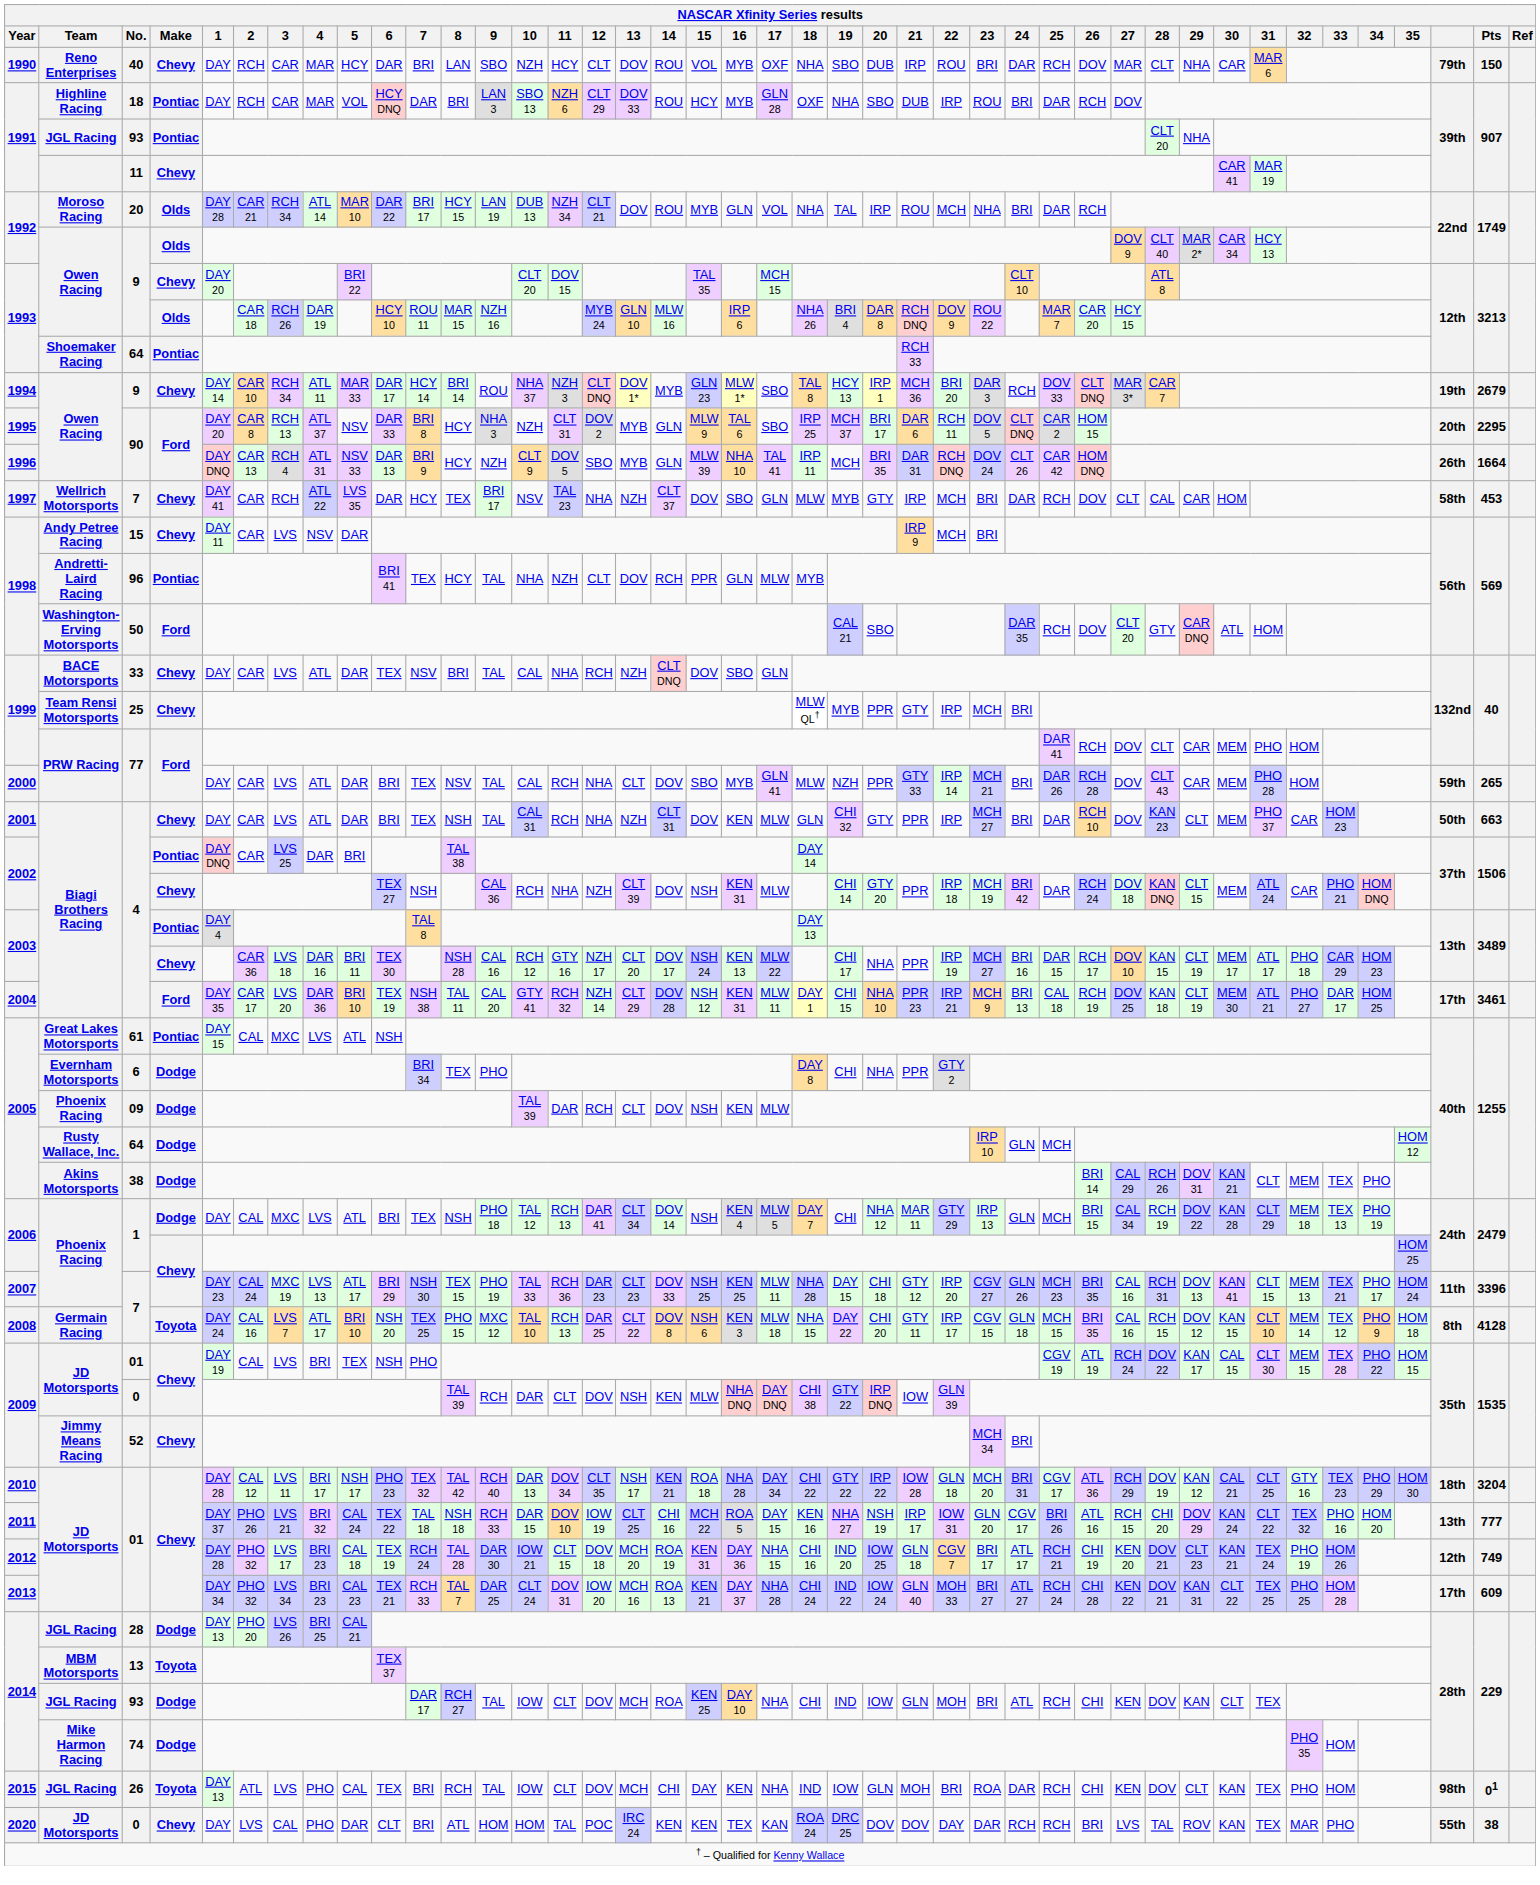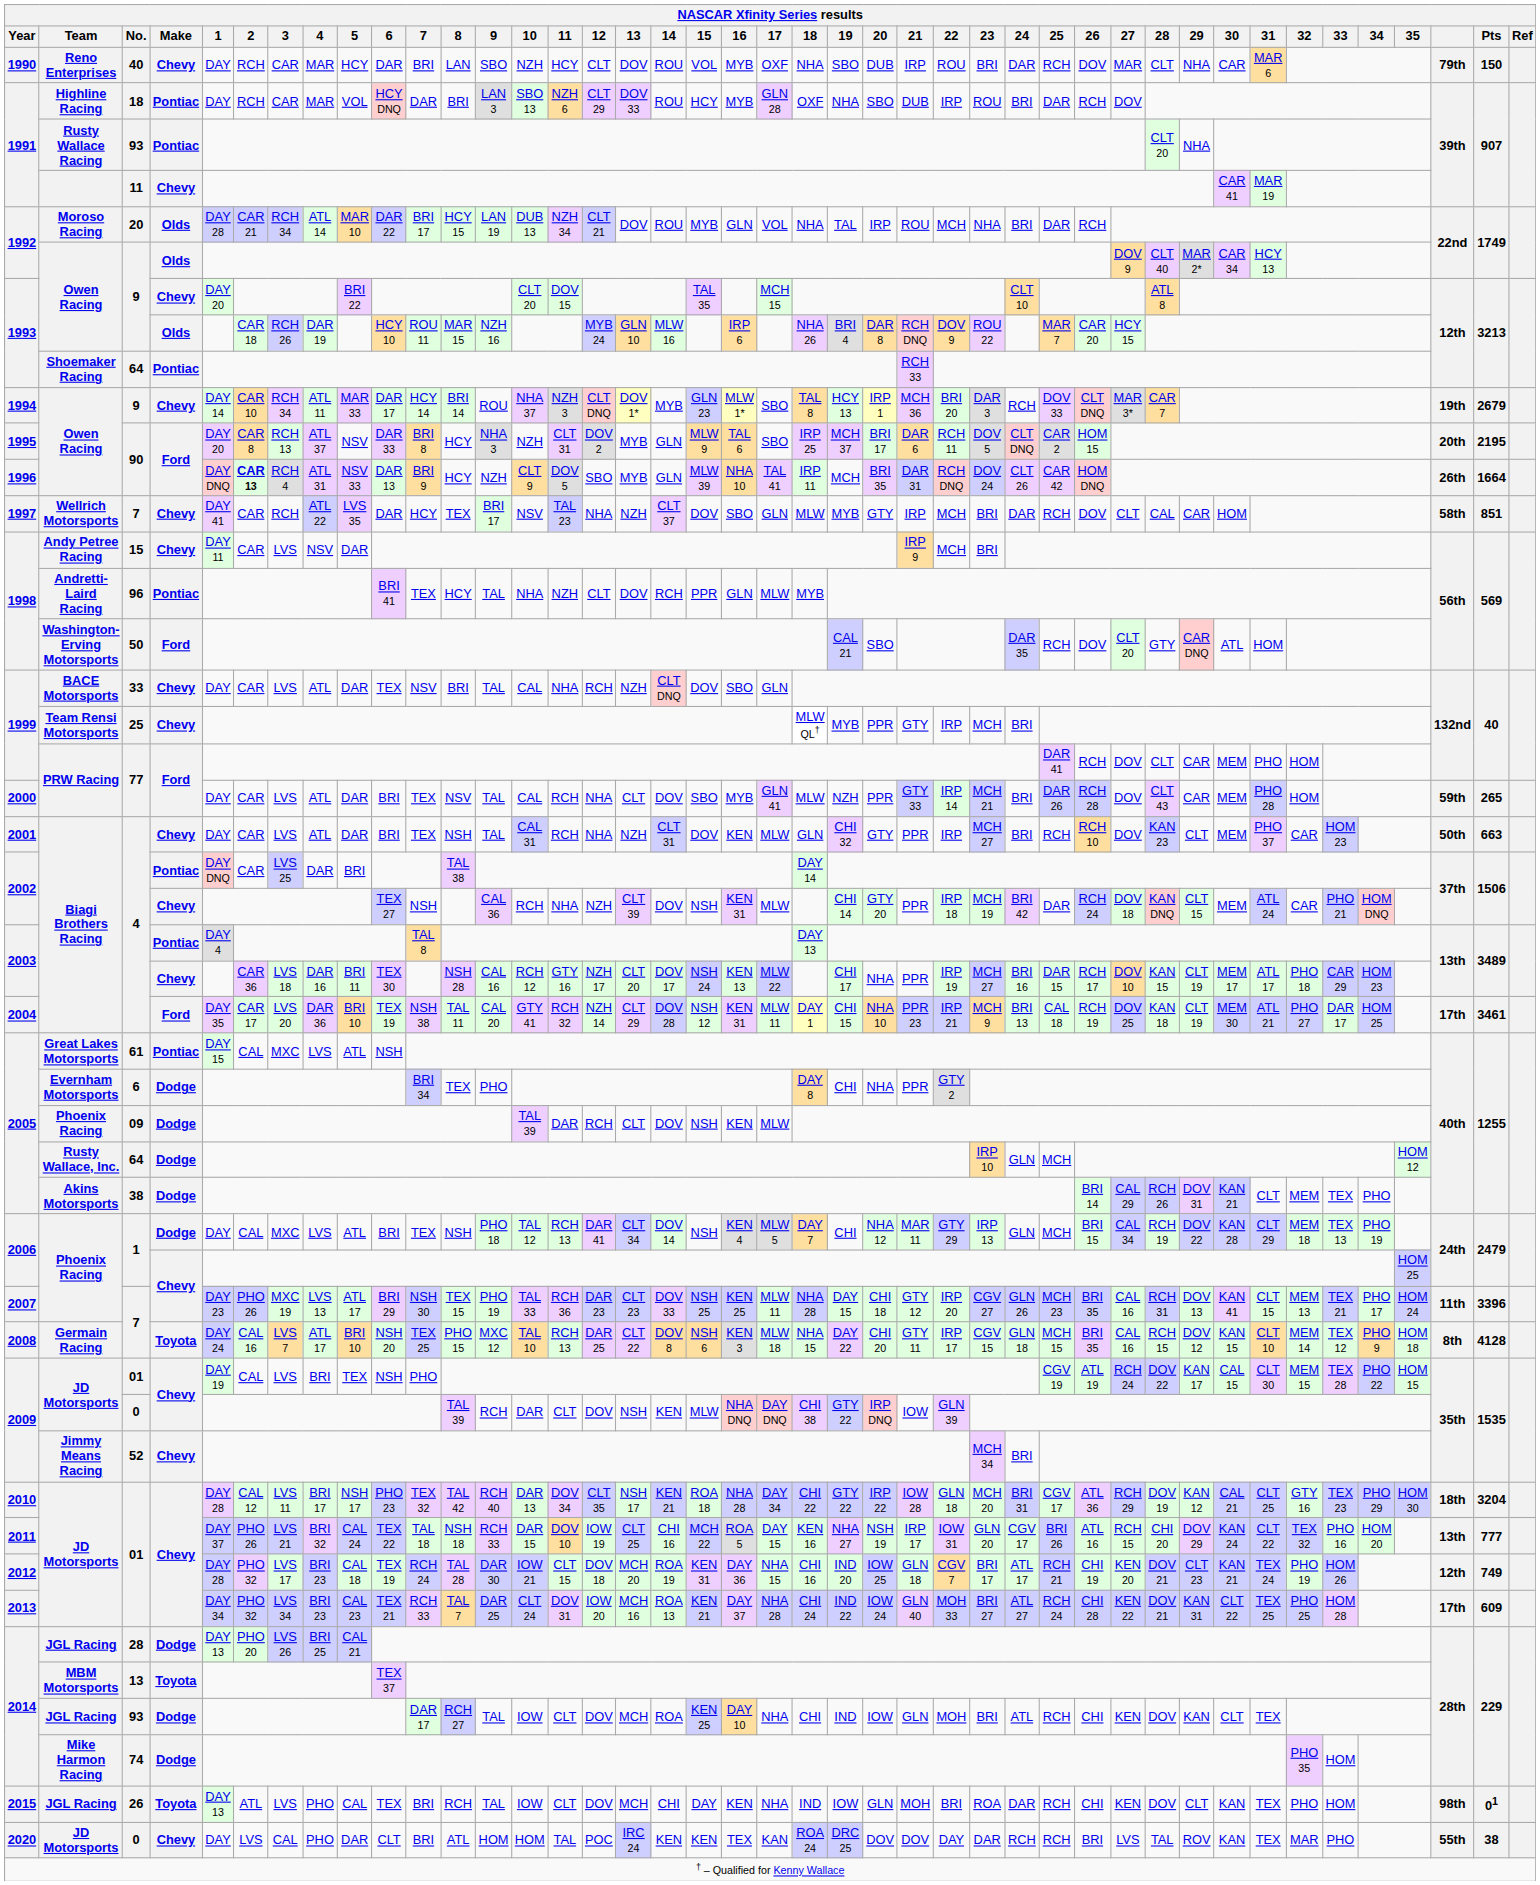(81, 137) JGL Racing -> (81, 145) Rusty Wallace Racing
(1492, 426) 2295 -> (1492, 441) 2195
(251, 462) normal -> (251, 478) bold
(1492, 499) 453 -> (1492, 514) 851
(1057, 819) DAR -> (1057, 834) RCH
(251, 1289) CAL 24 -> (251, 1304) PHO 26
